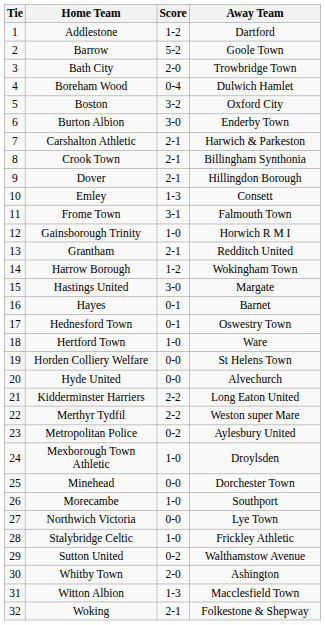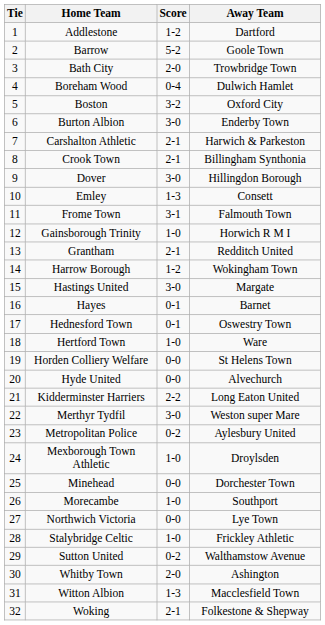(173, 178) 2-1 -> (173, 178) 3-0
(173, 415) 2-2 -> (173, 415) 3-0
